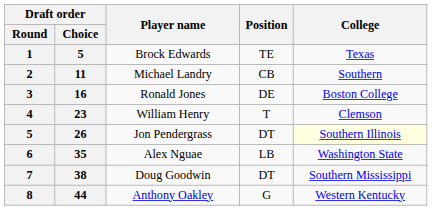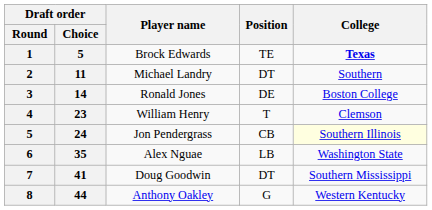(360, 54) normal -> (360, 54) bold
(267, 74) CB -> (267, 74) DT
(80, 94) 16 -> (80, 94) 14
(80, 135) 26 -> (80, 135) 24
(267, 135) DT -> (267, 135) CB
(80, 175) 38 -> (80, 175) 41
